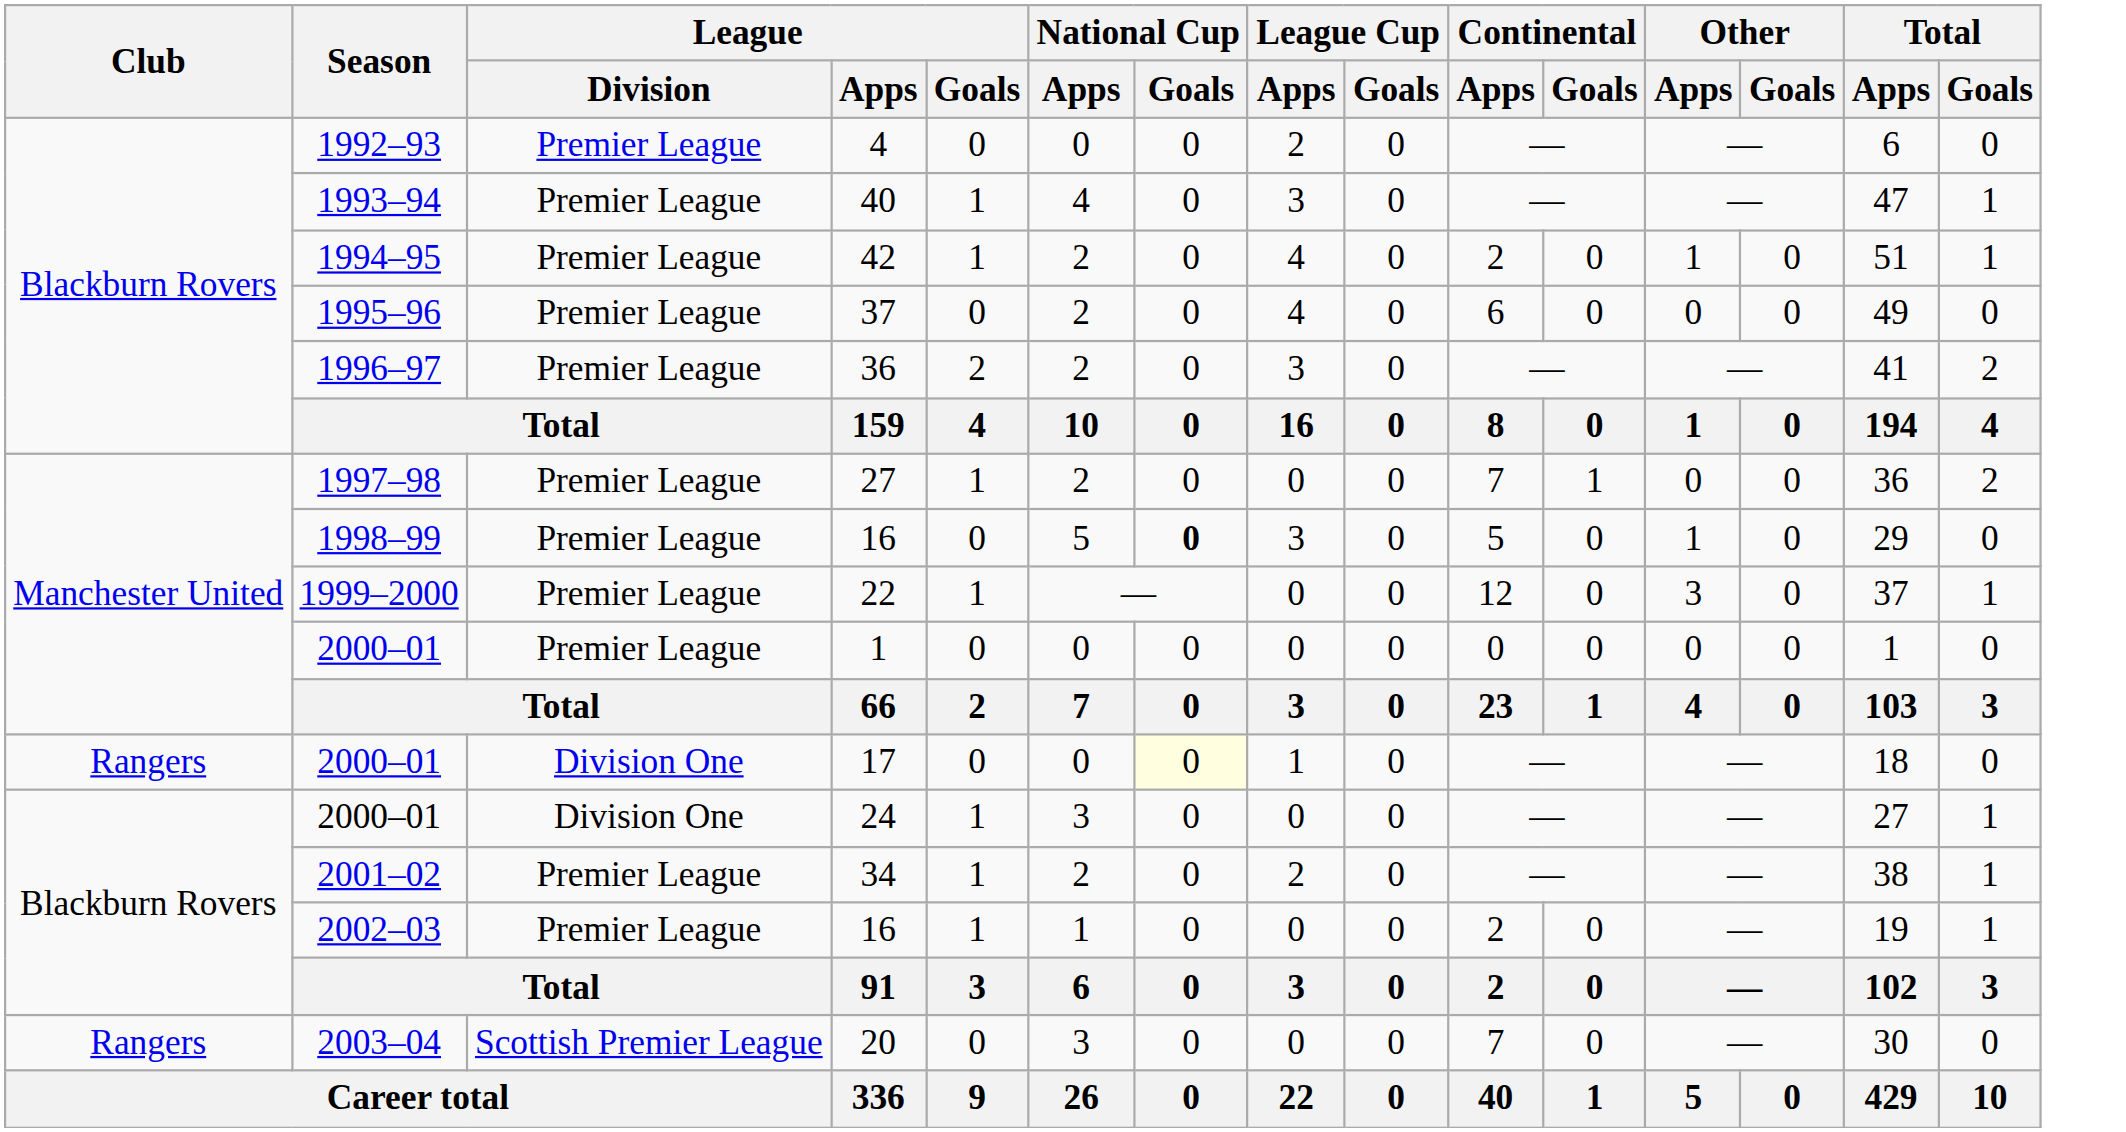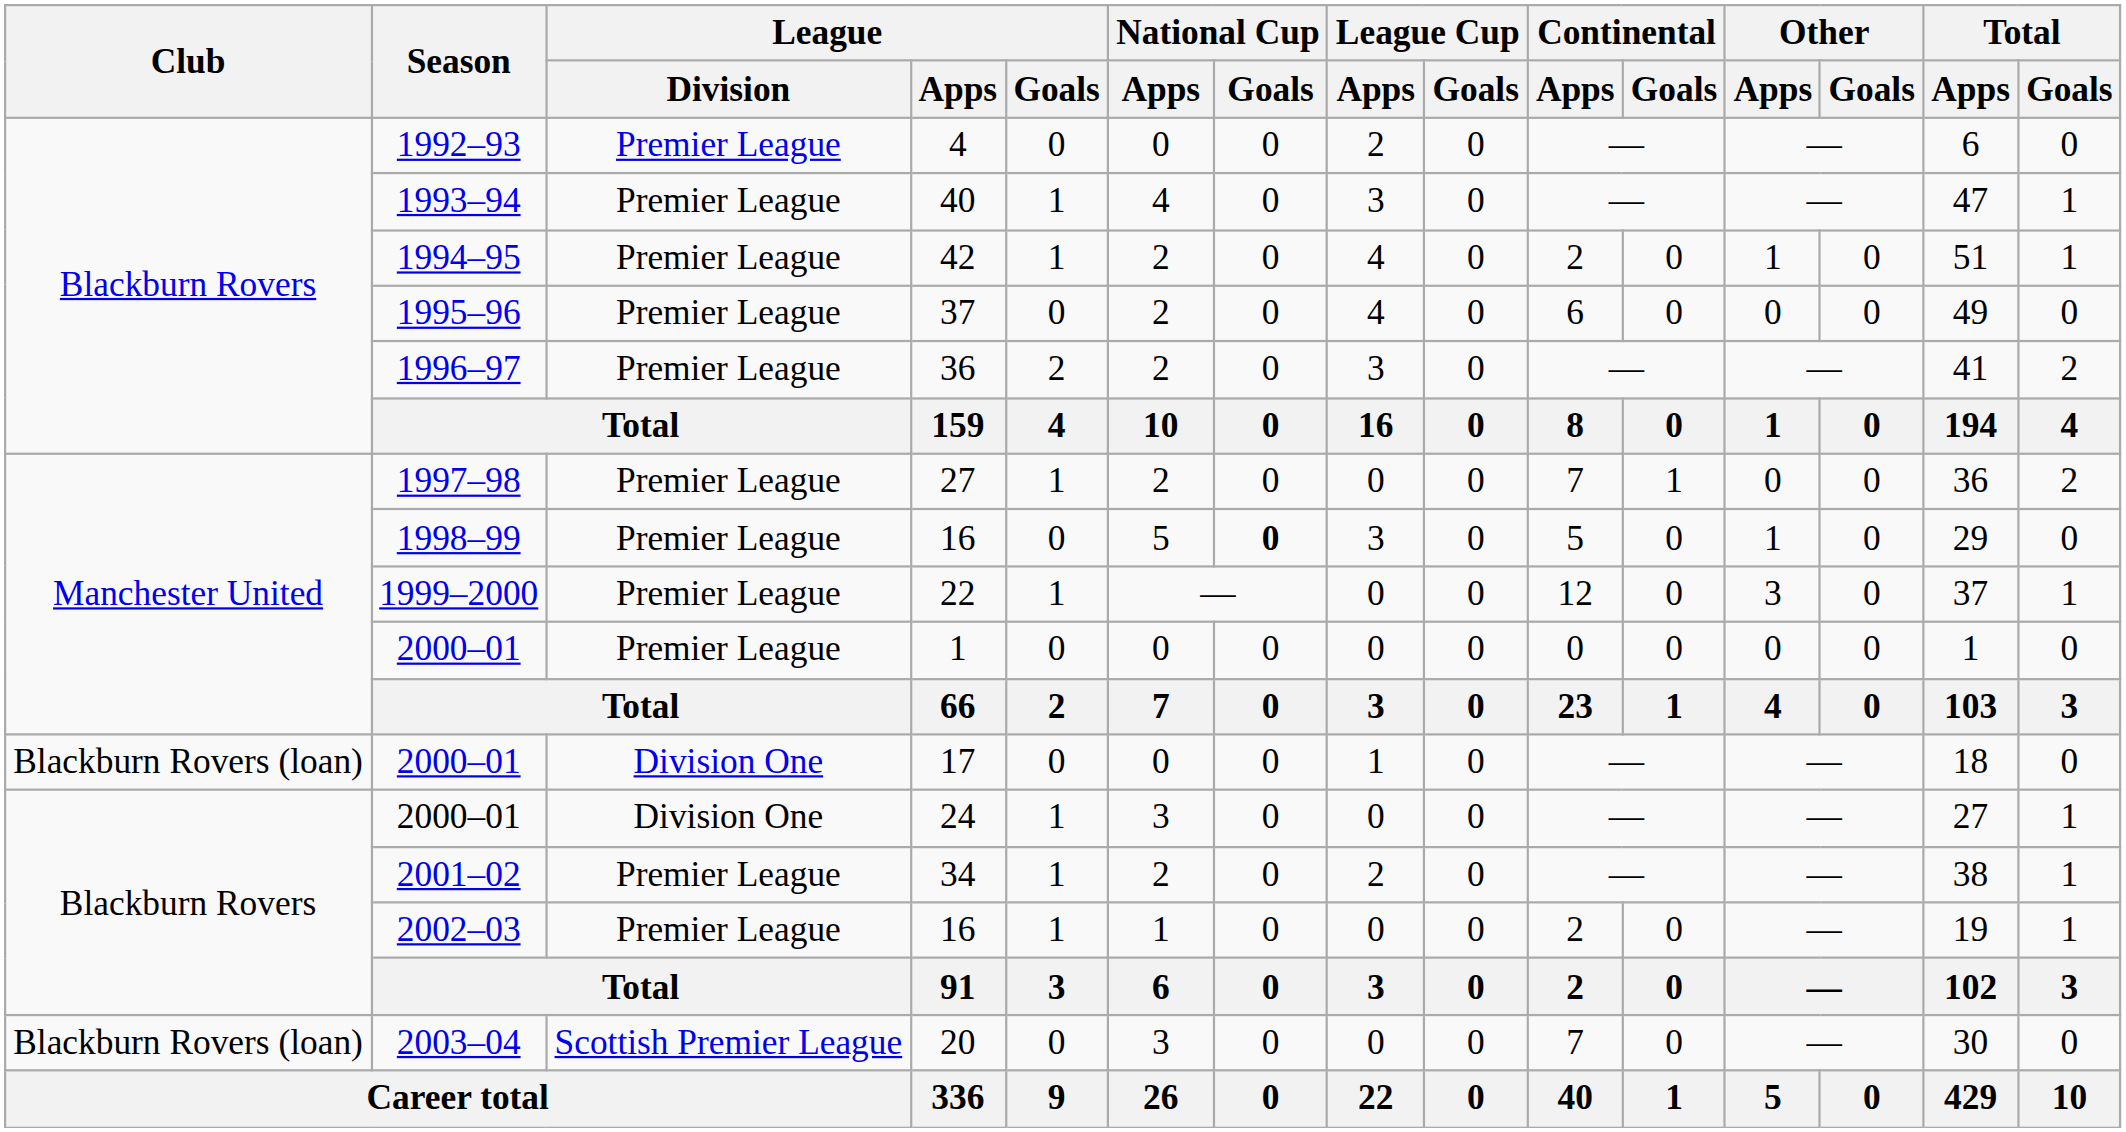(148, 761) Rangers -> (188, 761) Blackburn Rovers (loan)
(1191, 761) lightyellow background -> (1271, 761) no background
(148, 1041) Rangers -> (188, 1041) Blackburn Rovers (loan)
